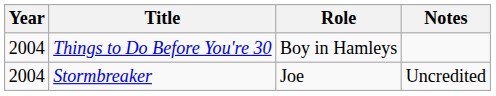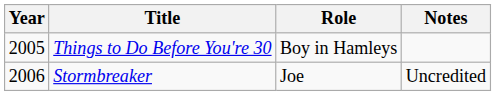(27, 47) 2004 -> (27, 47) 2005
(27, 76) 2004 -> (27, 76) 2006
